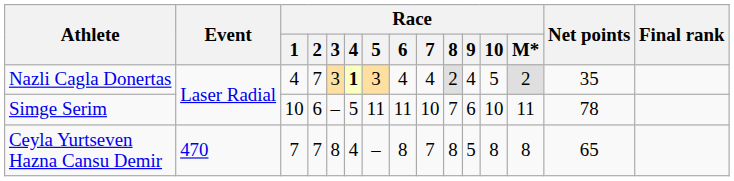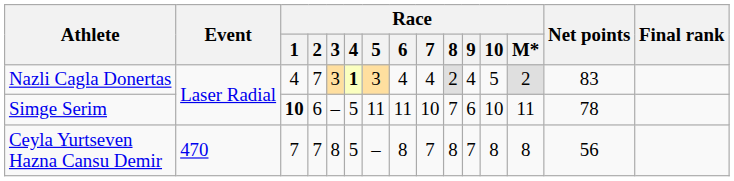(589, 79) 35 -> (589, 79) 83
(294, 109) normal -> (294, 109) bold
(353, 149) 4 -> (353, 149) 5
(471, 149) 5 -> (471, 149) 7
(589, 149) 65 -> (589, 149) 56
